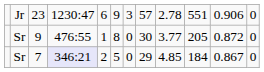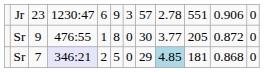(170, 57) no background -> (170, 57) lightblue background
(198, 57) 184 -> (198, 57) 181
(229, 57) 0.867 -> (229, 57) 0.868
